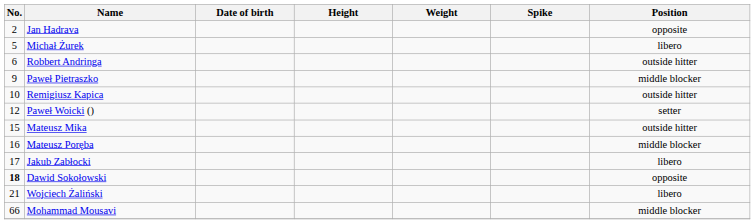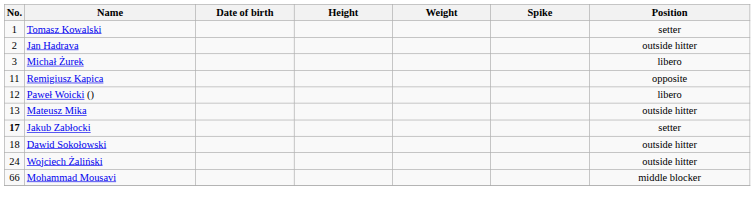+ row: (64, 29)
(670, 29) opposite -> (670, 45) outside hitter
(14, 45) 5 -> (14, 62) 3
- row: (64, 62)
- row: (62, 78)
(14, 95) 10 -> (14, 78) 11
(670, 95) outside hitter -> (670, 78) opposite
(670, 111) setter -> (670, 95) libero
(14, 128) 15 -> (14, 111) 13
- row: (60, 144)
(14, 161) normal -> (14, 128) bold
(670, 161) libero -> (670, 128) setter
(14, 177) bold -> (14, 144) normal
(670, 177) opposite -> (670, 144) outside hitter
(14, 194) 21 -> (14, 161) 24
(670, 194) libero -> (670, 161) outside hitter
